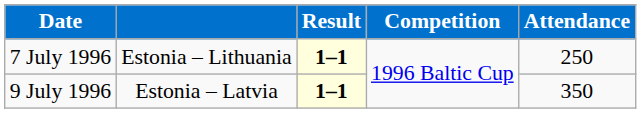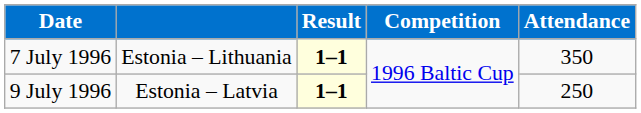(577, 56) 250 -> (577, 56) 350
(577, 90) 350 -> (577, 90) 250
